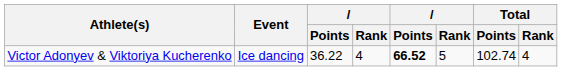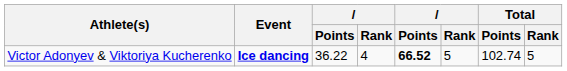(271, 55) normal -> (273, 55) bold
(526, 55) 4 -> (531, 55) 5
